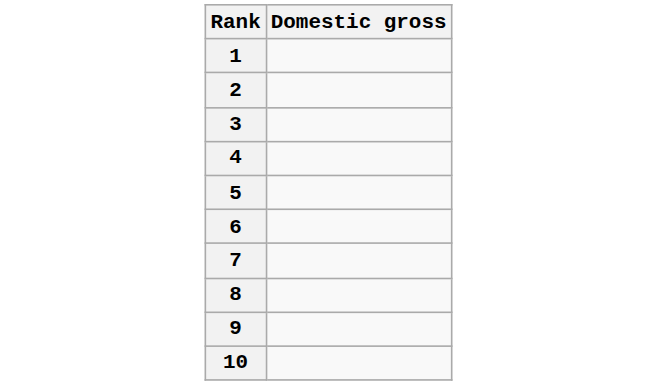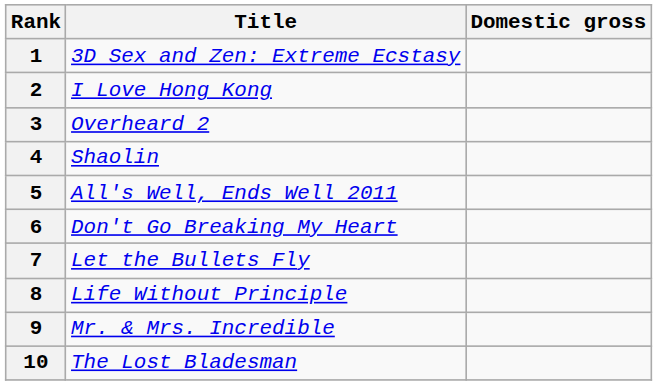+ column: (266, 22)
